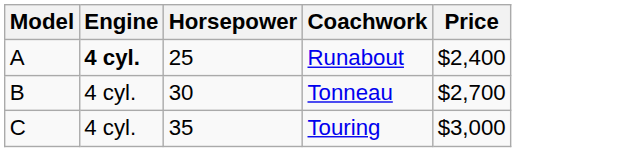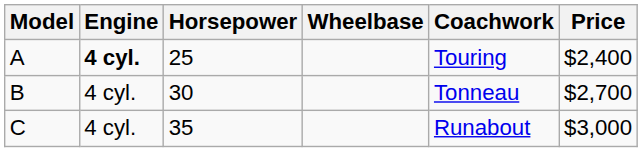+ column: (366, 22)
(356, 57) Runabout -> (470, 57) Touring
(344, 127) Touring -> (482, 127) Runabout
